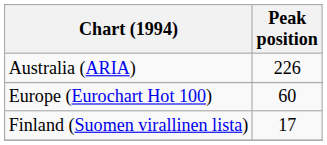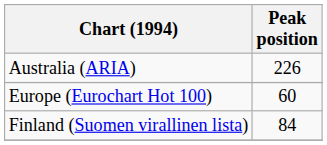(287, 125) 17 -> (287, 125) 84
